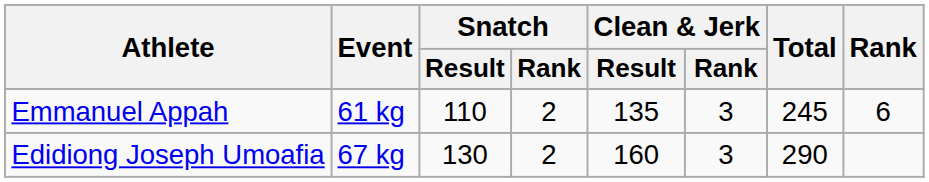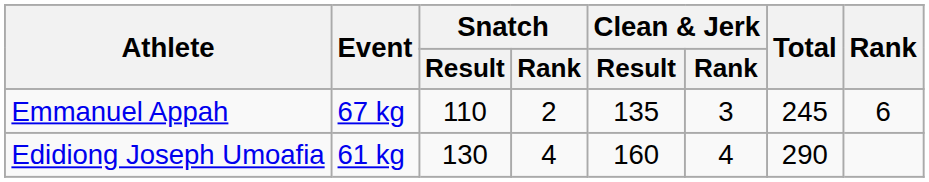(371, 112) 61 kg -> (371, 112) 67 kg
(371, 155) 67 kg -> (371, 155) 61 kg
(549, 155) 2 -> (549, 155) 4
(726, 155) 3 -> (726, 155) 4
